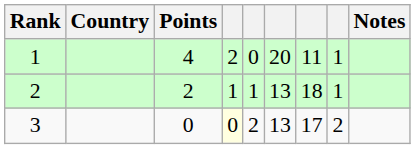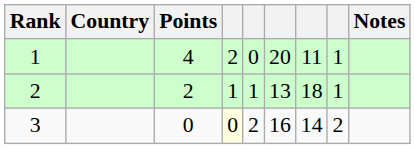(280, 125) 13 -> (280, 125) 16
(312, 125) 17 -> (312, 125) 14
